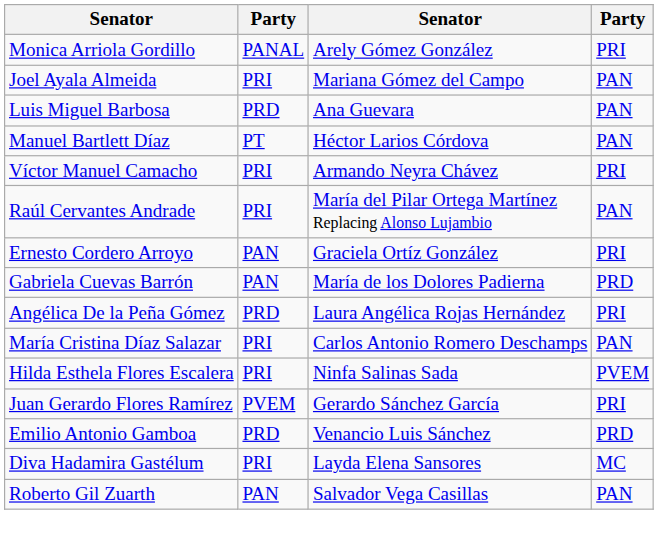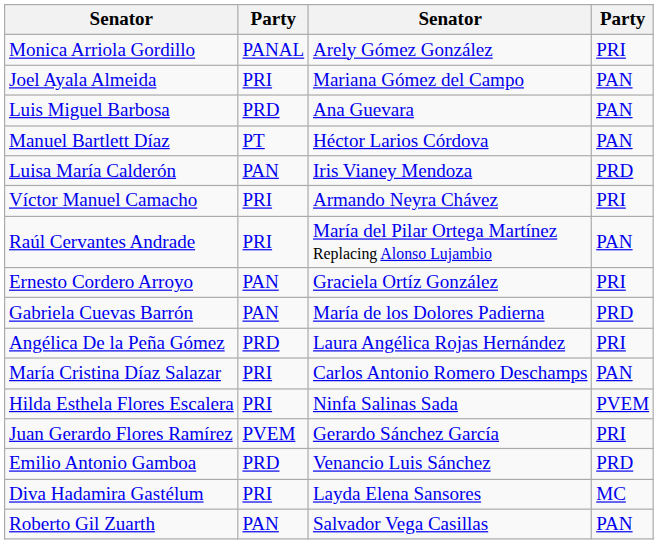+ row: (93, 170)
